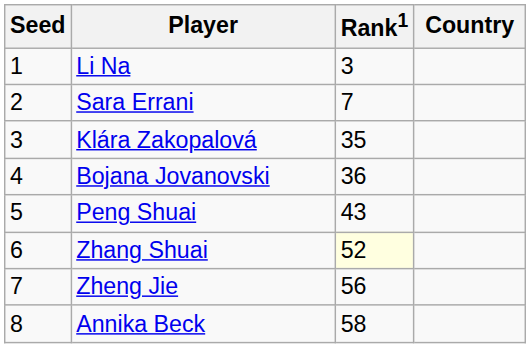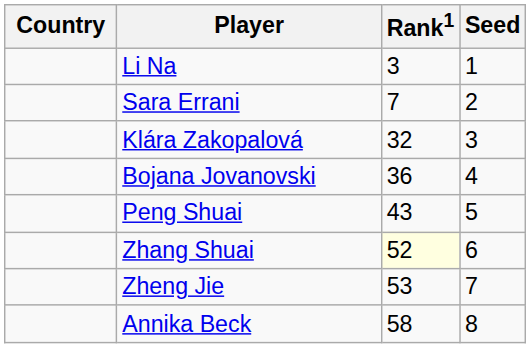columns swapped: (470, 26) <-> (38, 26)
(354, 139) 35 -> (400, 139) 32
(354, 286) 56 -> (400, 286) 53
